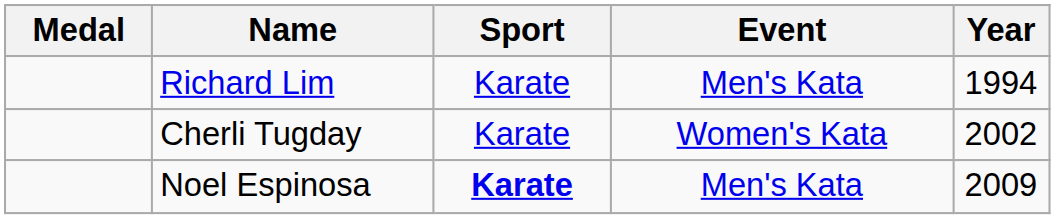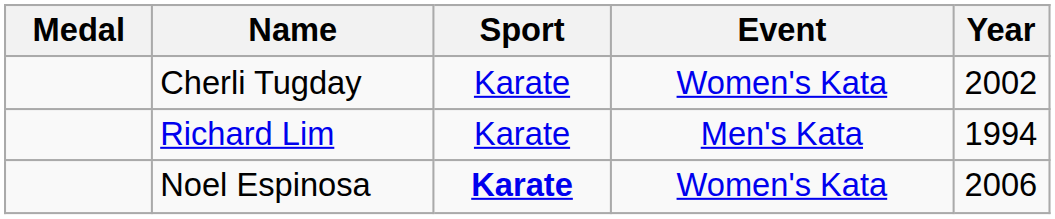rows swapped: (247, 82) <-> (261, 133)
(782, 185) Men's Kata -> (782, 185) Women's Kata
(1001, 185) 2009 -> (1001, 185) 2006
